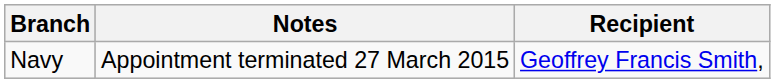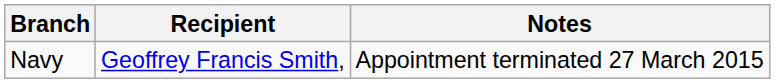columns swapped: (642, 23) <-> (305, 23)
